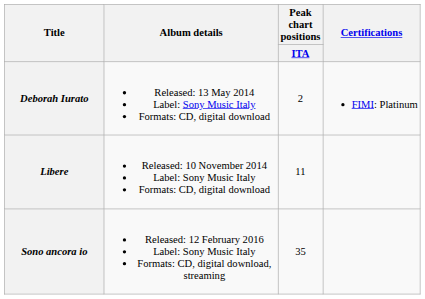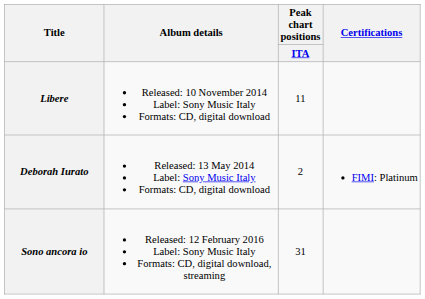rows swapped: (54, 98) <-> (54, 172)
(300, 251) 35 -> (300, 251) 31
